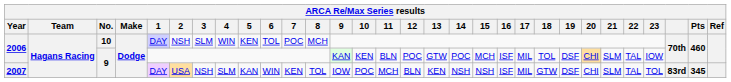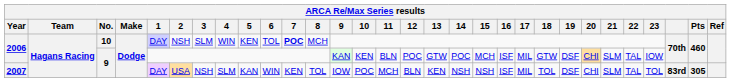(294, 41) normal -> (294, 41) bold
(547, 56) TOL -> (547, 56) GTW
(547, 70) GTW -> (547, 70) TOL
(698, 70) 345 -> (698, 70) 305
